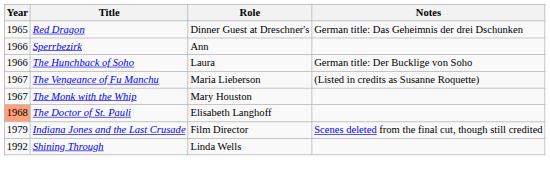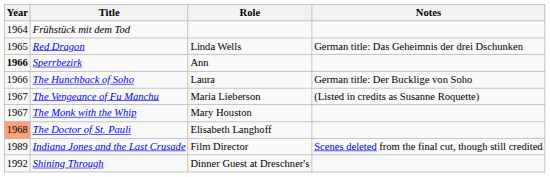+ row: (81, 29)
(250, 29) Dinner Guest at Dreschner's -> (216, 46) Linda Wells
(17, 46) normal -> (17, 63) bold
(17, 130) 1979 -> (17, 146) 1989
(216, 146) Linda Wells -> (250, 163) Dinner Guest at Dreschner's
